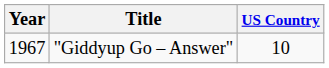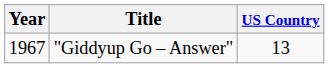(281, 47) 10 -> (281, 47) 13
